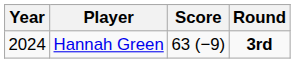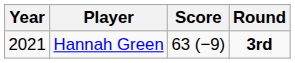(27, 44) 2024 -> (27, 44) 2021
